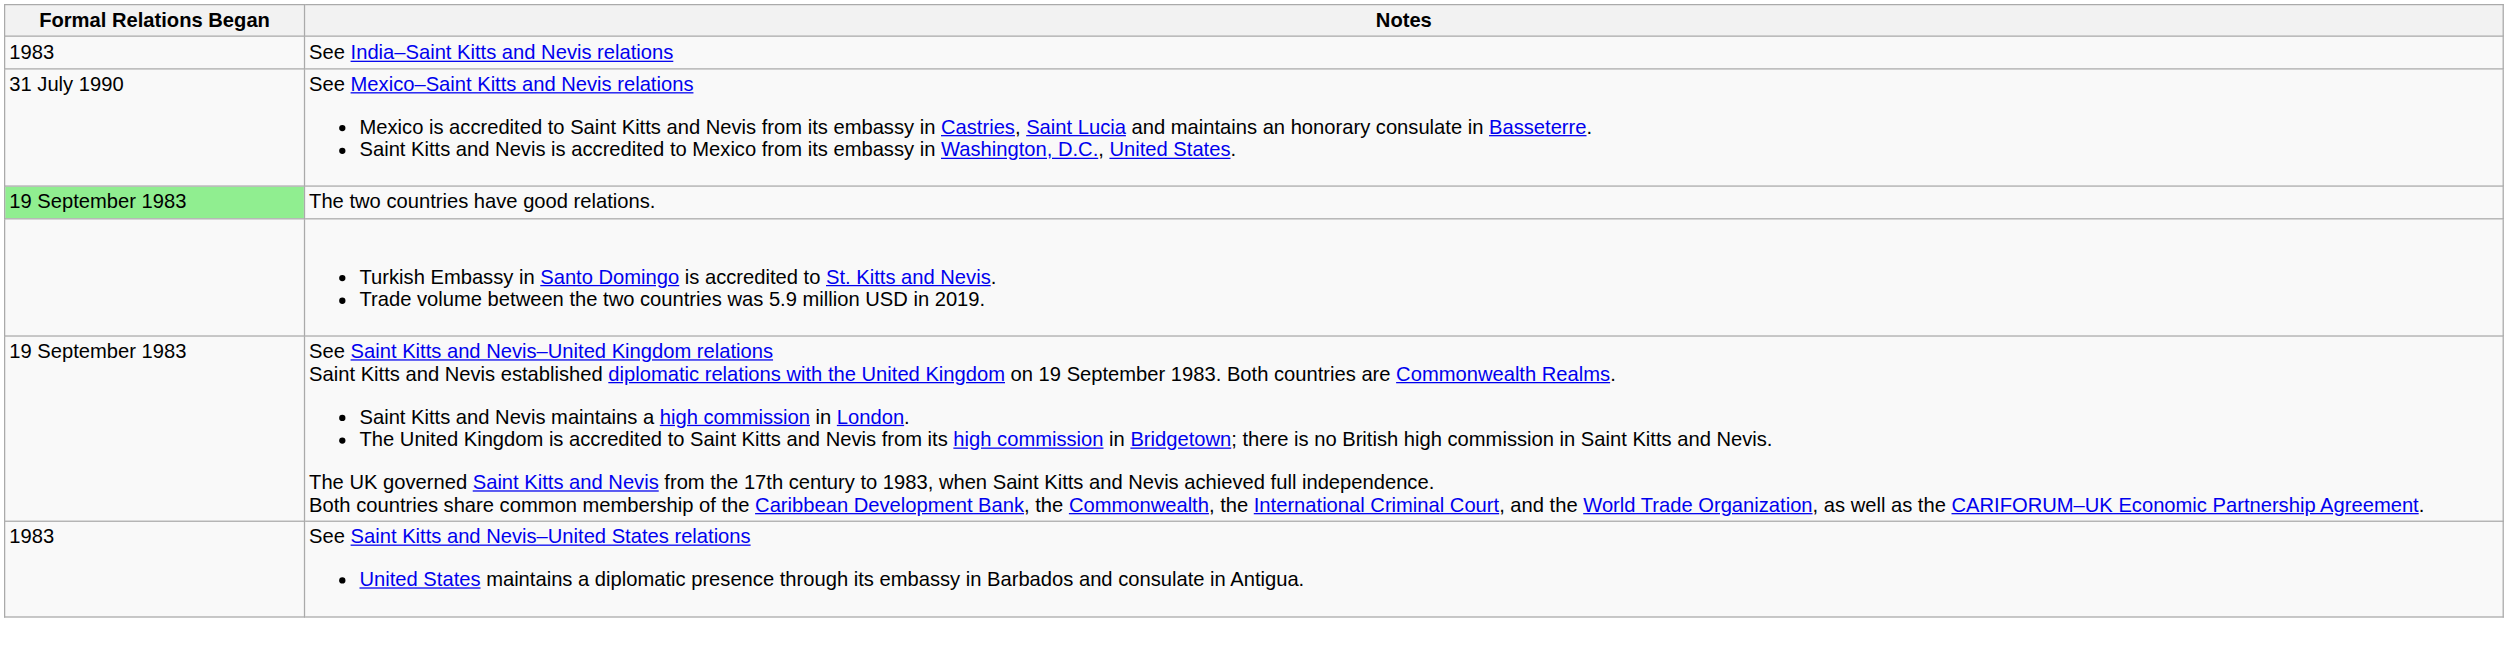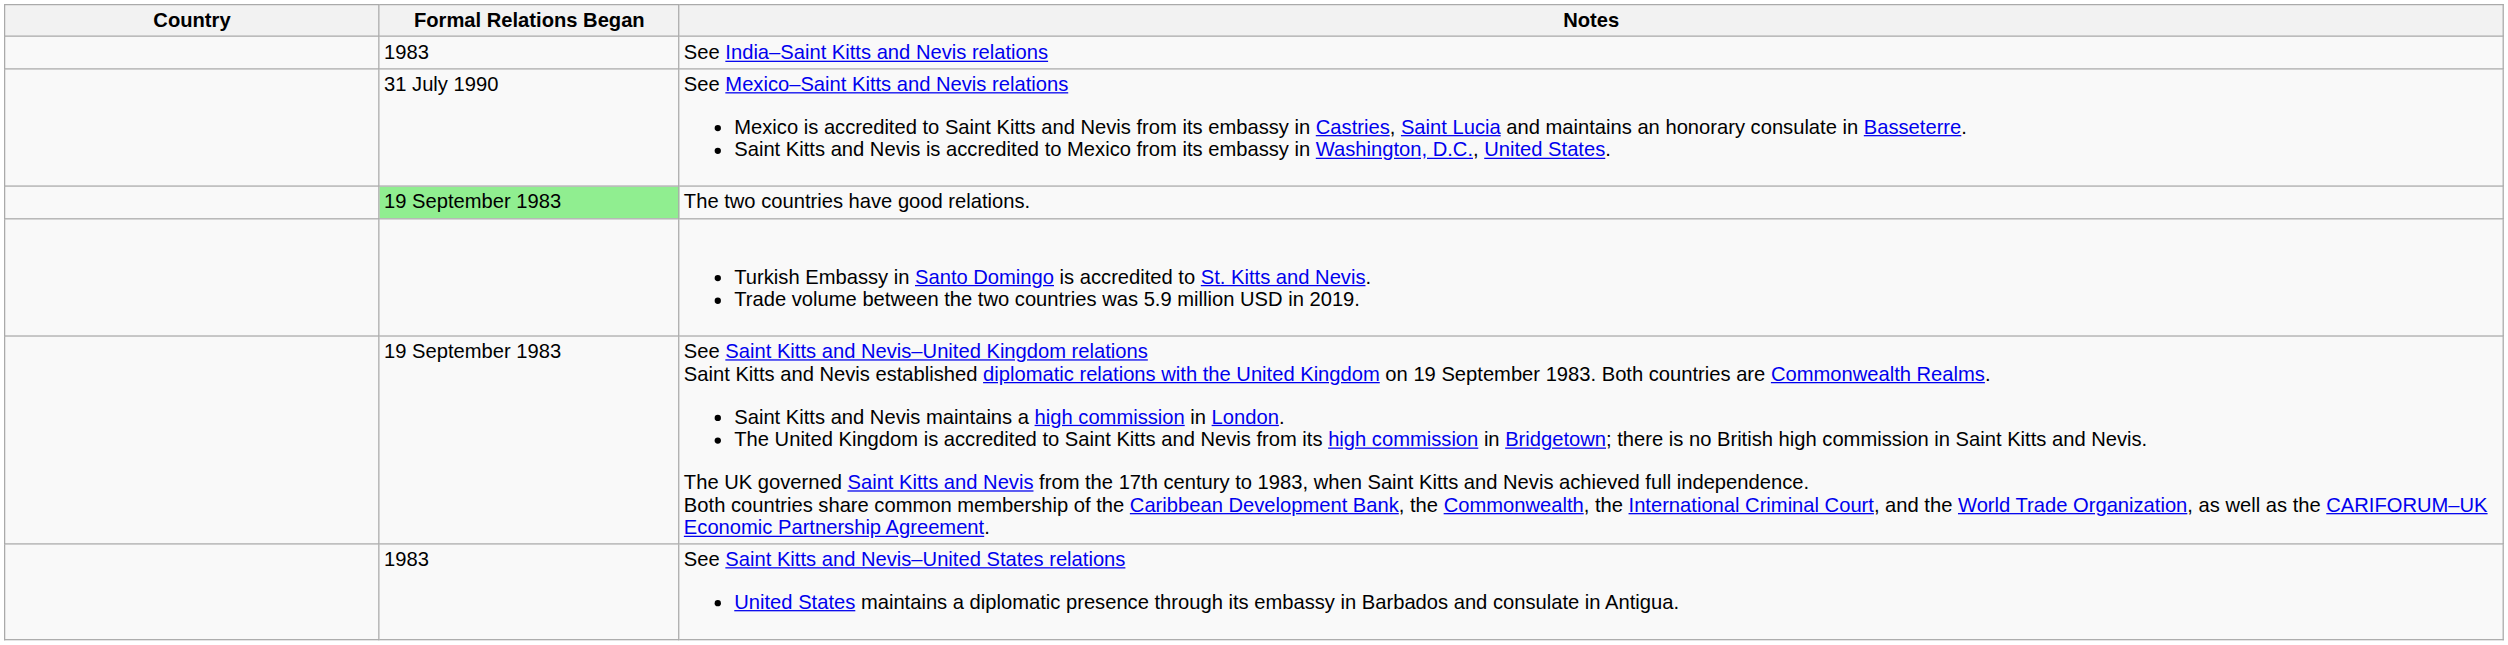+ column: (192, 20)
